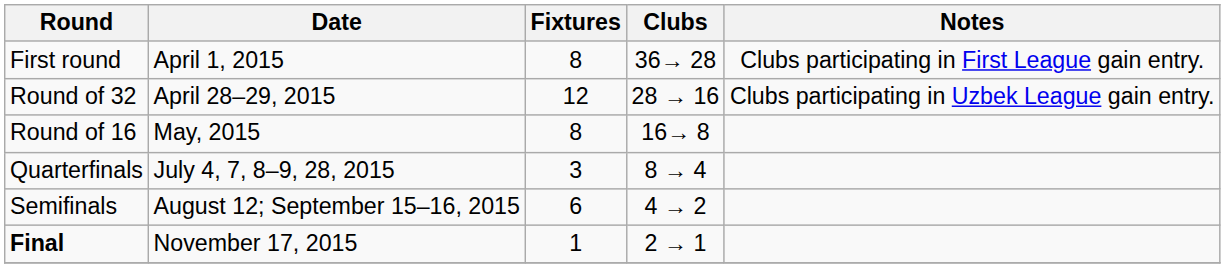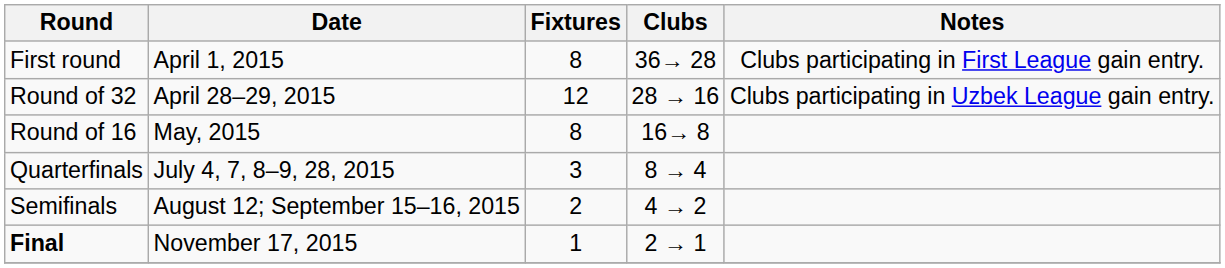(576, 206) 6 -> (576, 206) 2
